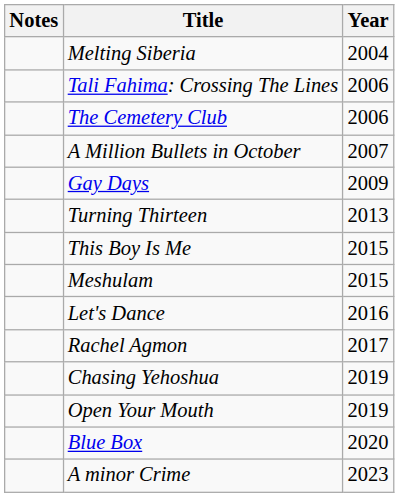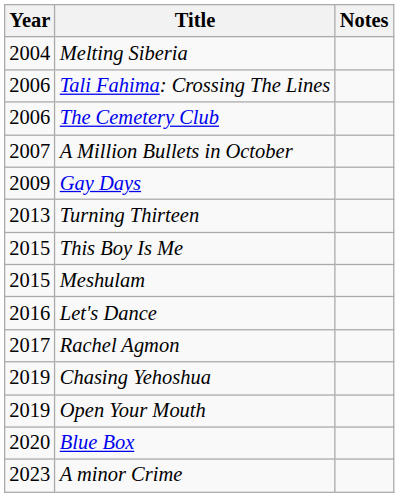columns swapped: (368, 20) <-> (34, 20)
